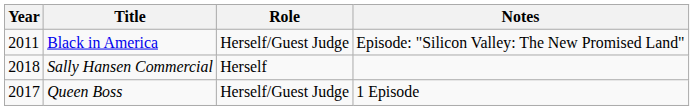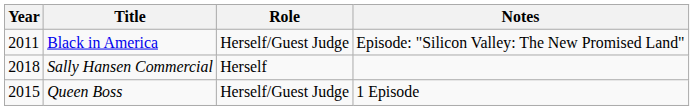(24, 92) 2017 -> (24, 92) 2015
